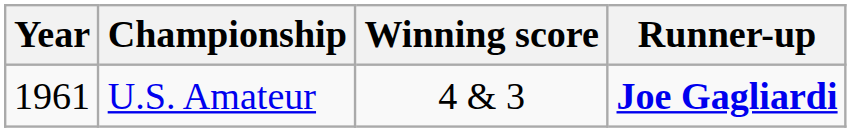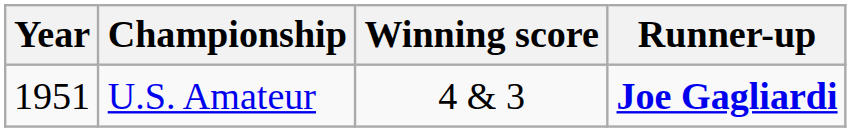(52, 95) 1961 -> (52, 95) 1951
